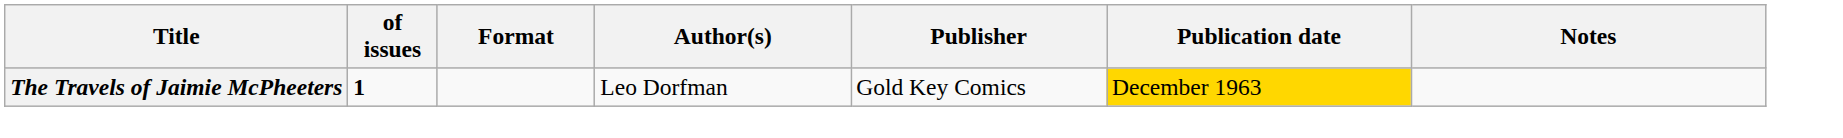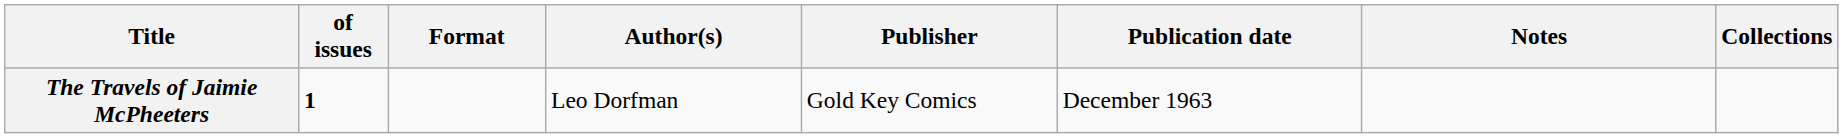+ column: (1777, 36)
(1187, 86) gold background -> (1137, 100) no background
